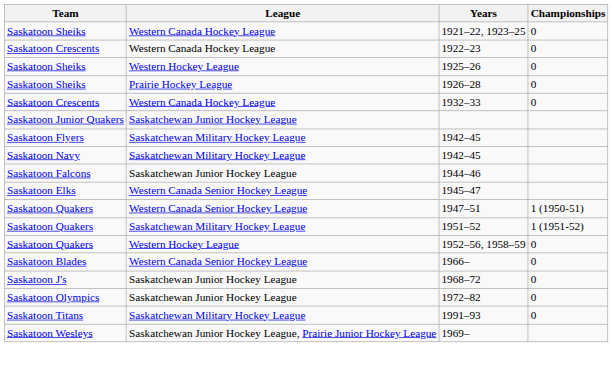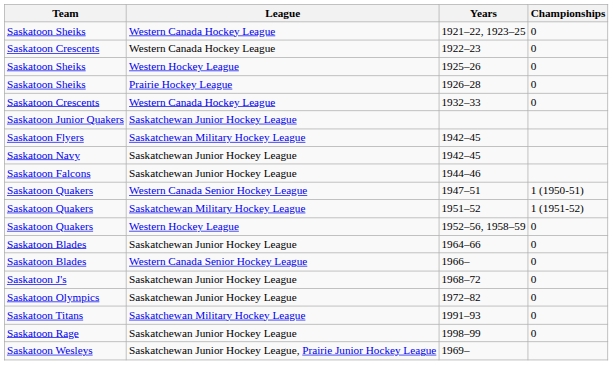(217, 155) Saskatchewan Military Hockey League -> (213, 155) Saskatchewan Junior Hockey League
- row: (41, 191)
+ row: (47, 244)
+ row: (43, 333)
